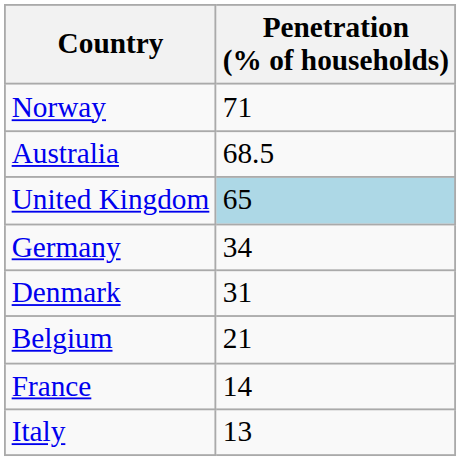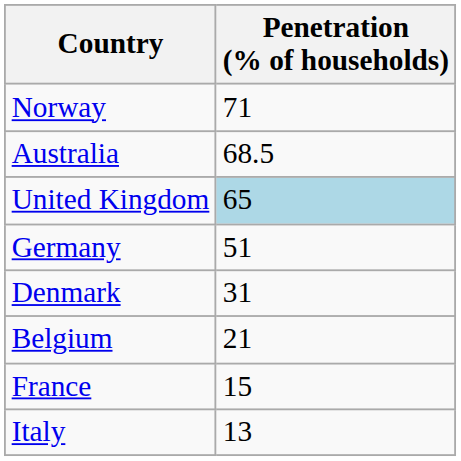(237, 246) 34 -> (237, 246) 51
(237, 385) 14 -> (237, 385) 15
